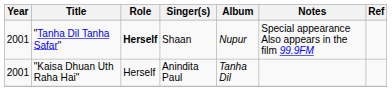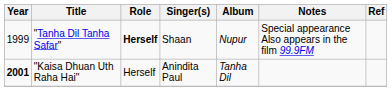(18, 39) 2001 -> (18, 39) 1999
(18, 72) normal -> (18, 72) bold
